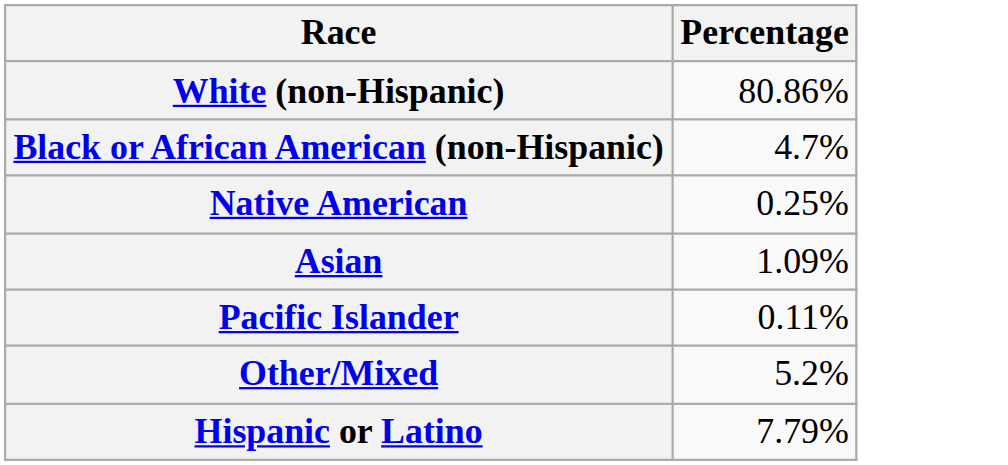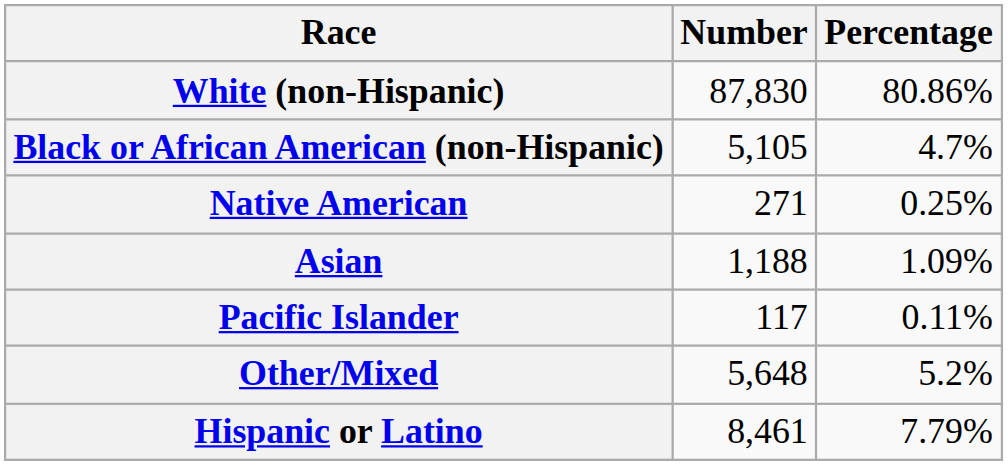+ column: (744, 32)
